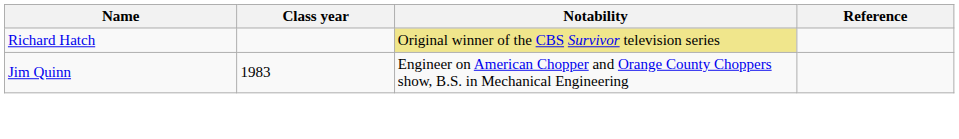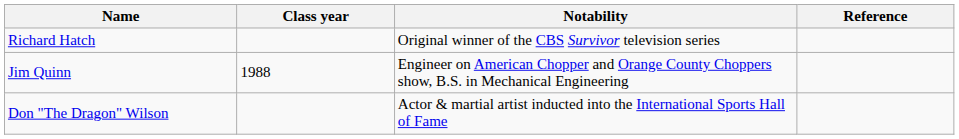(559, 40) khaki background -> (559, 40) no background
(256, 72) 1983 -> (256, 72) 1988
+ row: (88, 113)
